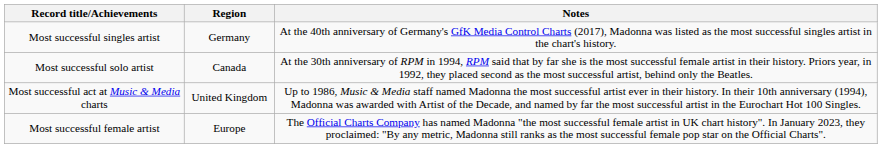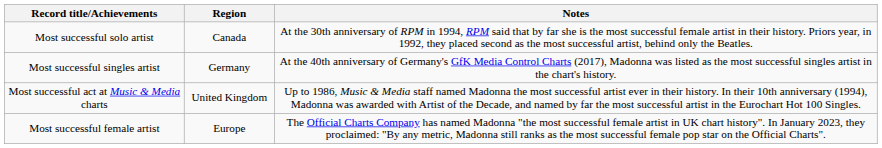rows swapped: (94, 37) <-> (94, 67)
